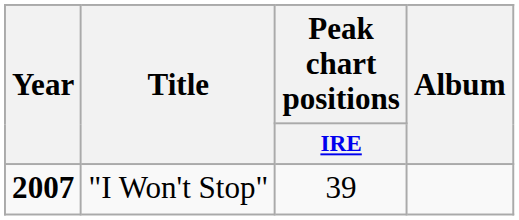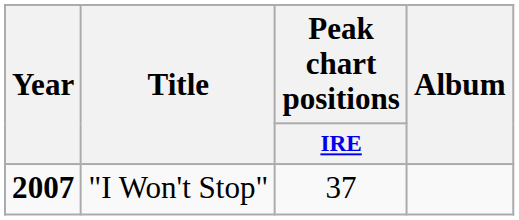(341, 188) 39 -> (341, 188) 37
